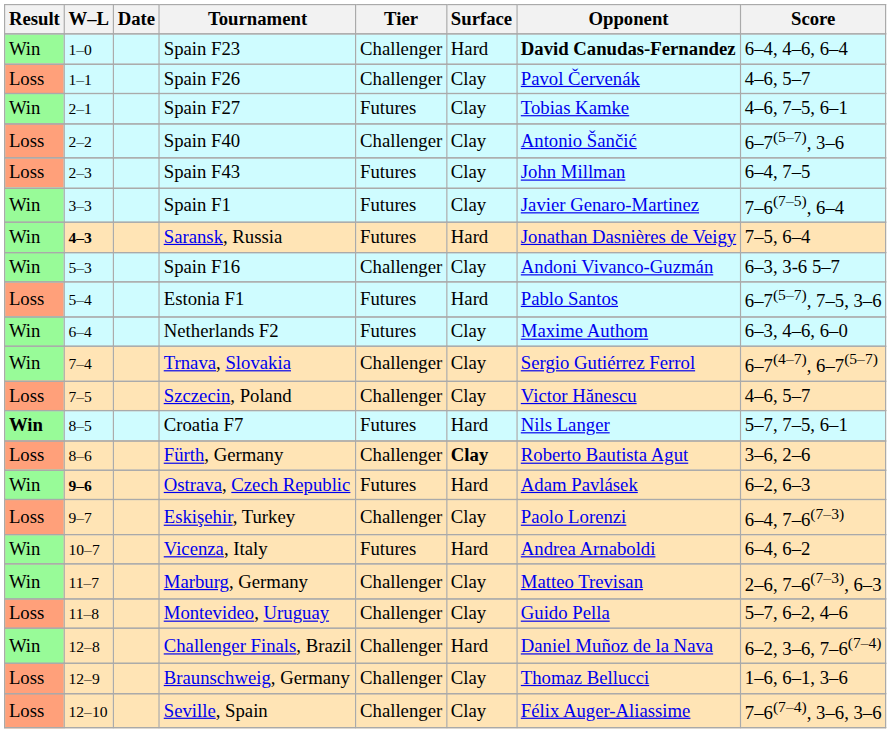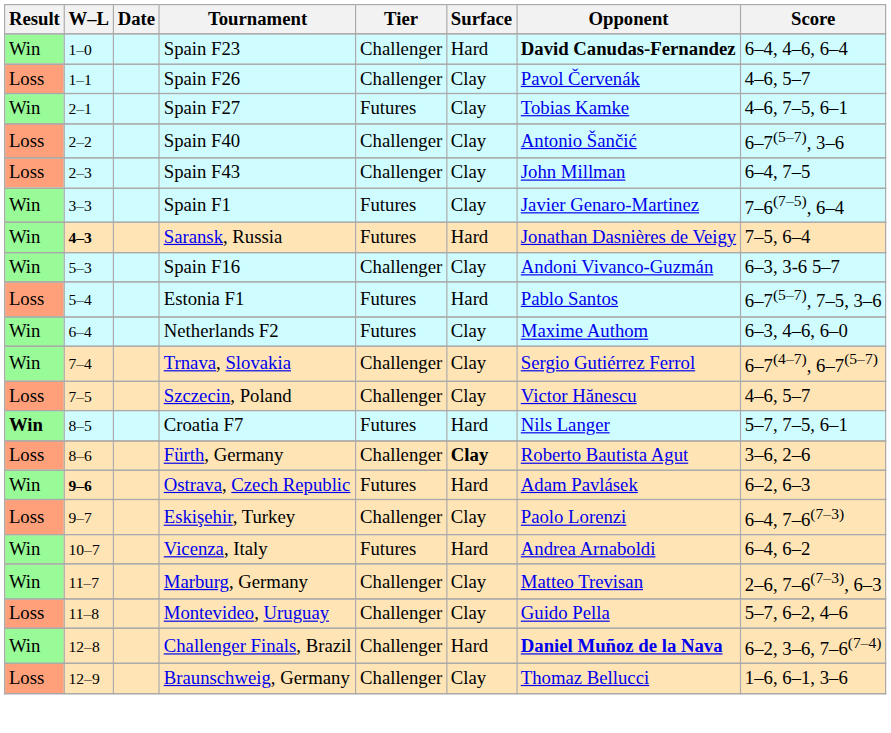(388, 172) Futures -> (401, 172) Challenger
(617, 646) normal -> (622, 646) bold
- row: (216, 710)
